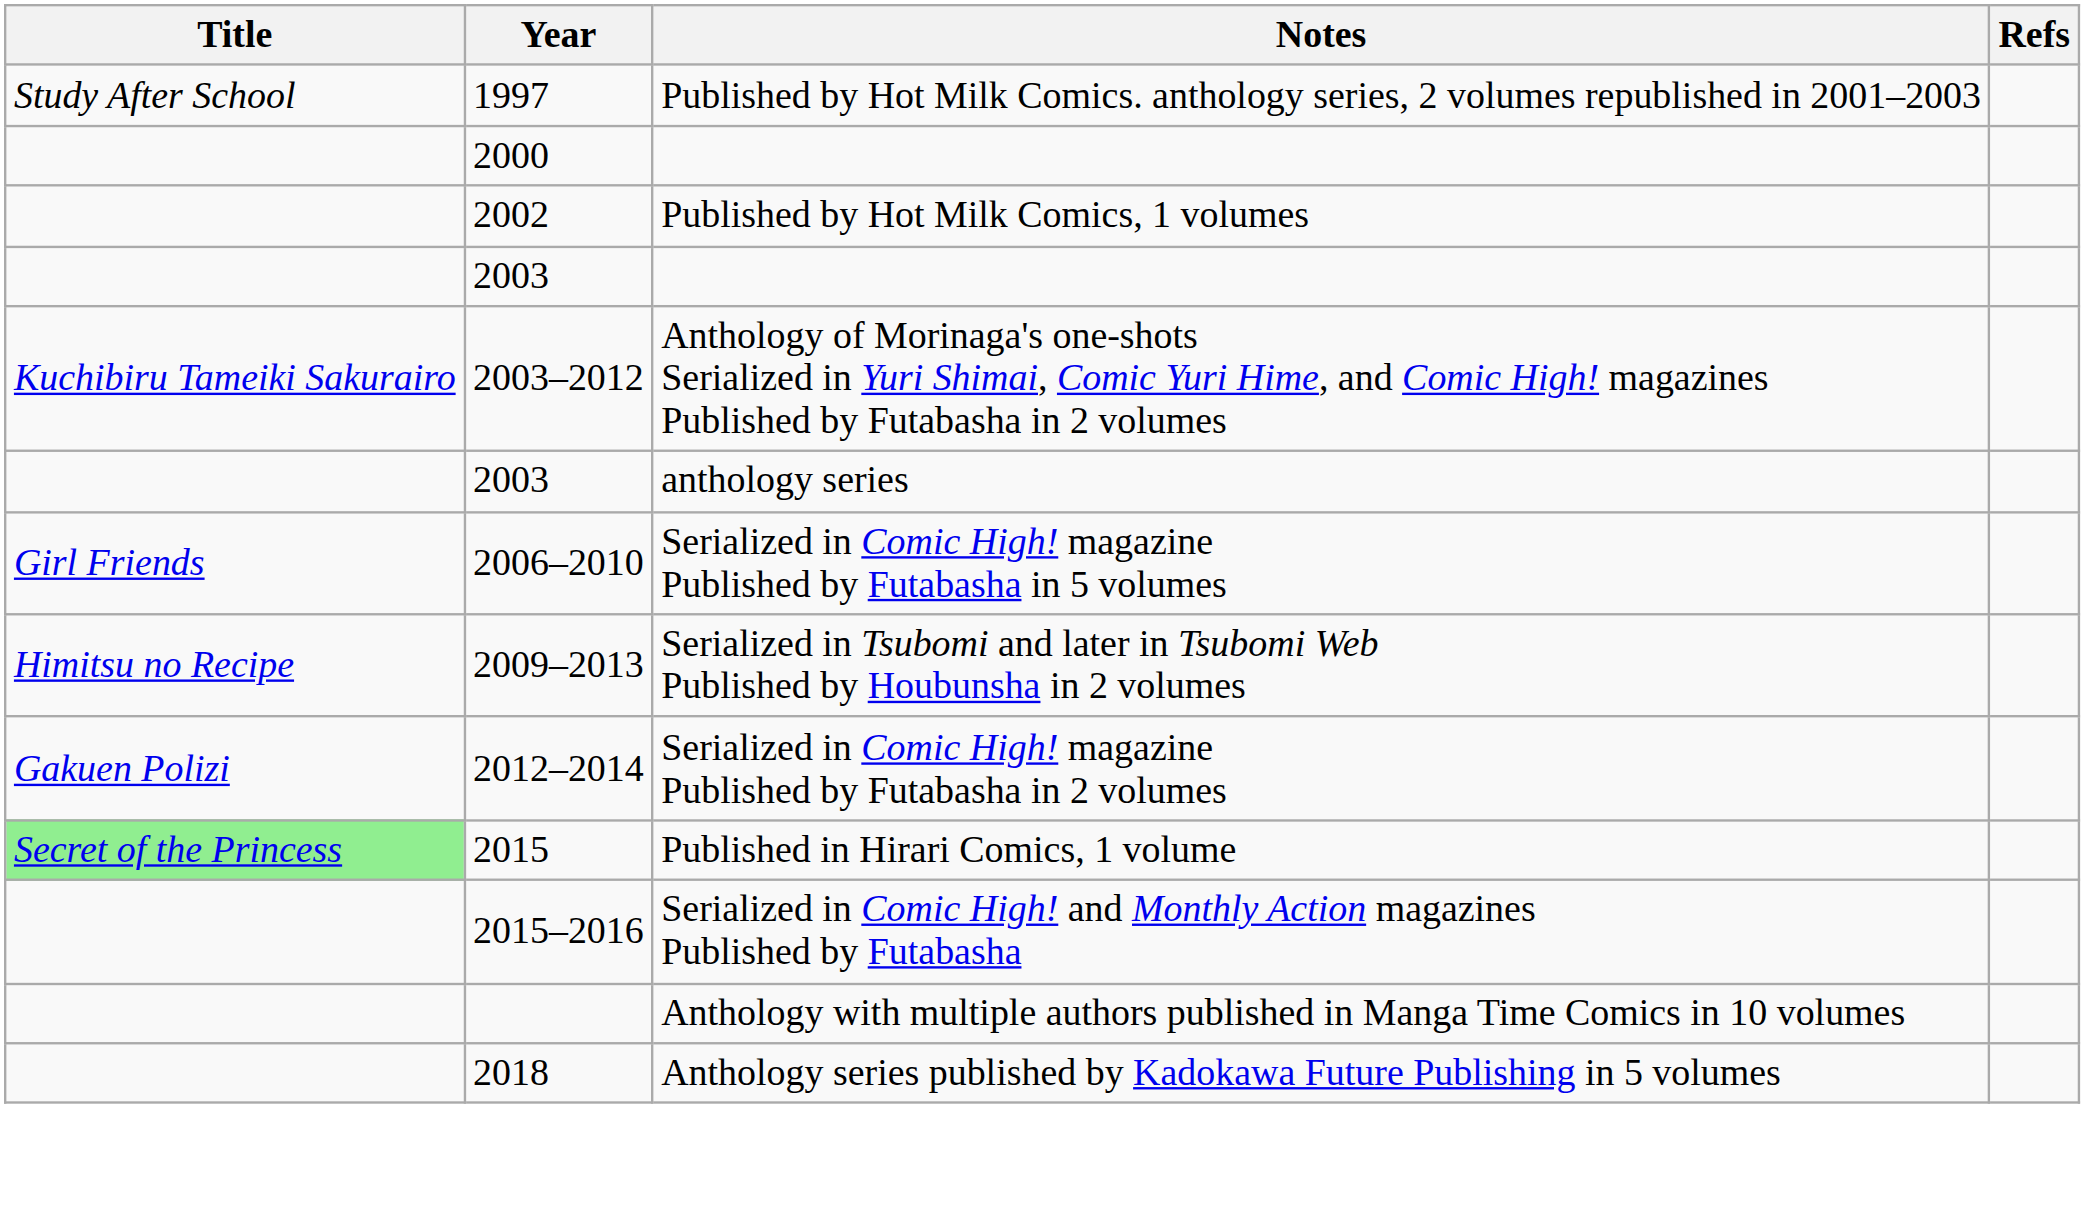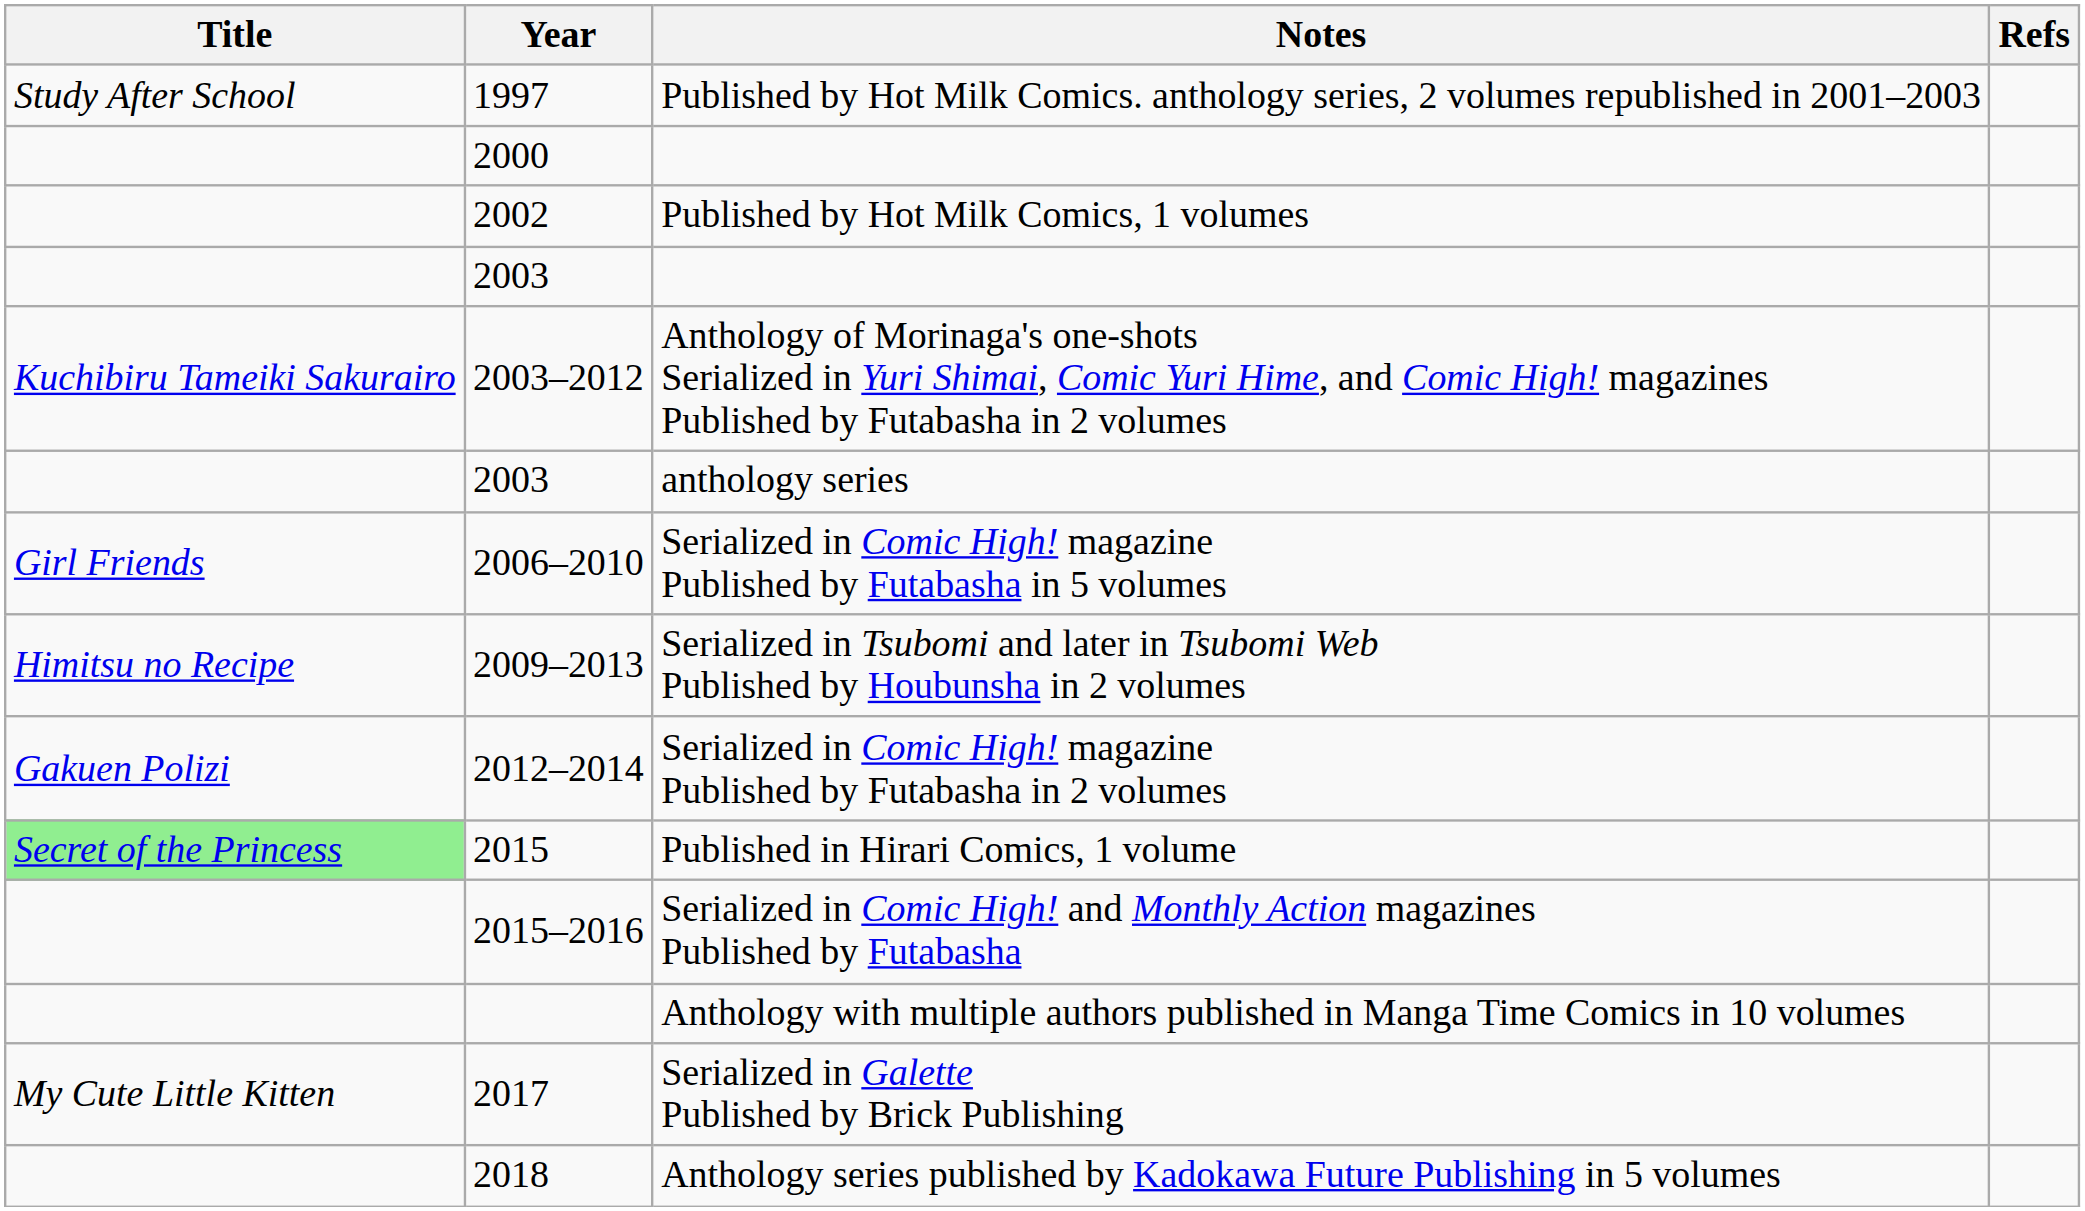+ row: (511, 1093)
